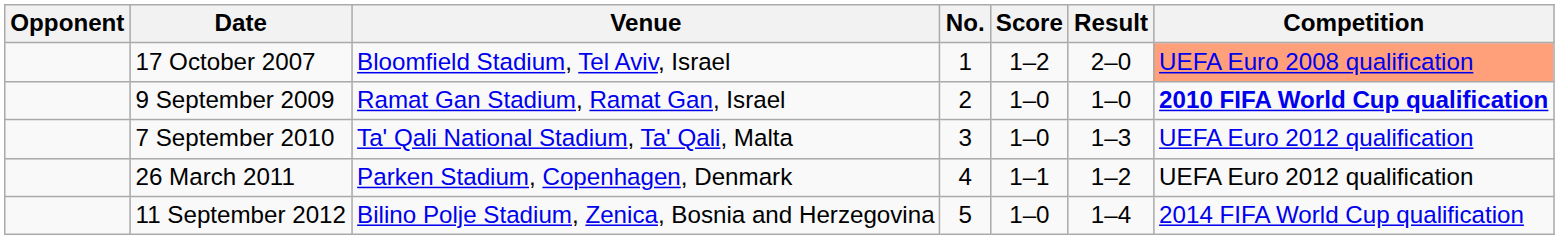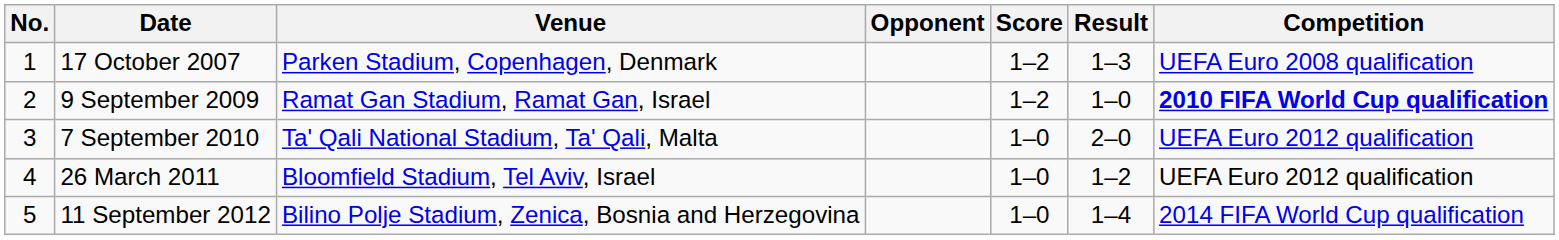columns swapped: (965, 23) <-> (67, 23)
(544, 61) Bloomfield Stadium, Tel Aviv, Israel -> (500, 61) Parken Stadium, Copenhagen, Denmark
(1111, 61) 2–0 -> (1111, 61) 1–3
(1316, 61) lightsalmon background -> (1316, 61) no background
(1029, 100) 1–0 -> (1029, 100) 1–2
(1111, 138) 1–3 -> (1111, 138) 2–0
(575, 176) Parken Stadium, Copenhagen, Denmark -> (469, 176) Bloomfield Stadium, Tel Aviv, Israel
(1029, 176) 1–1 -> (1029, 176) 1–0
